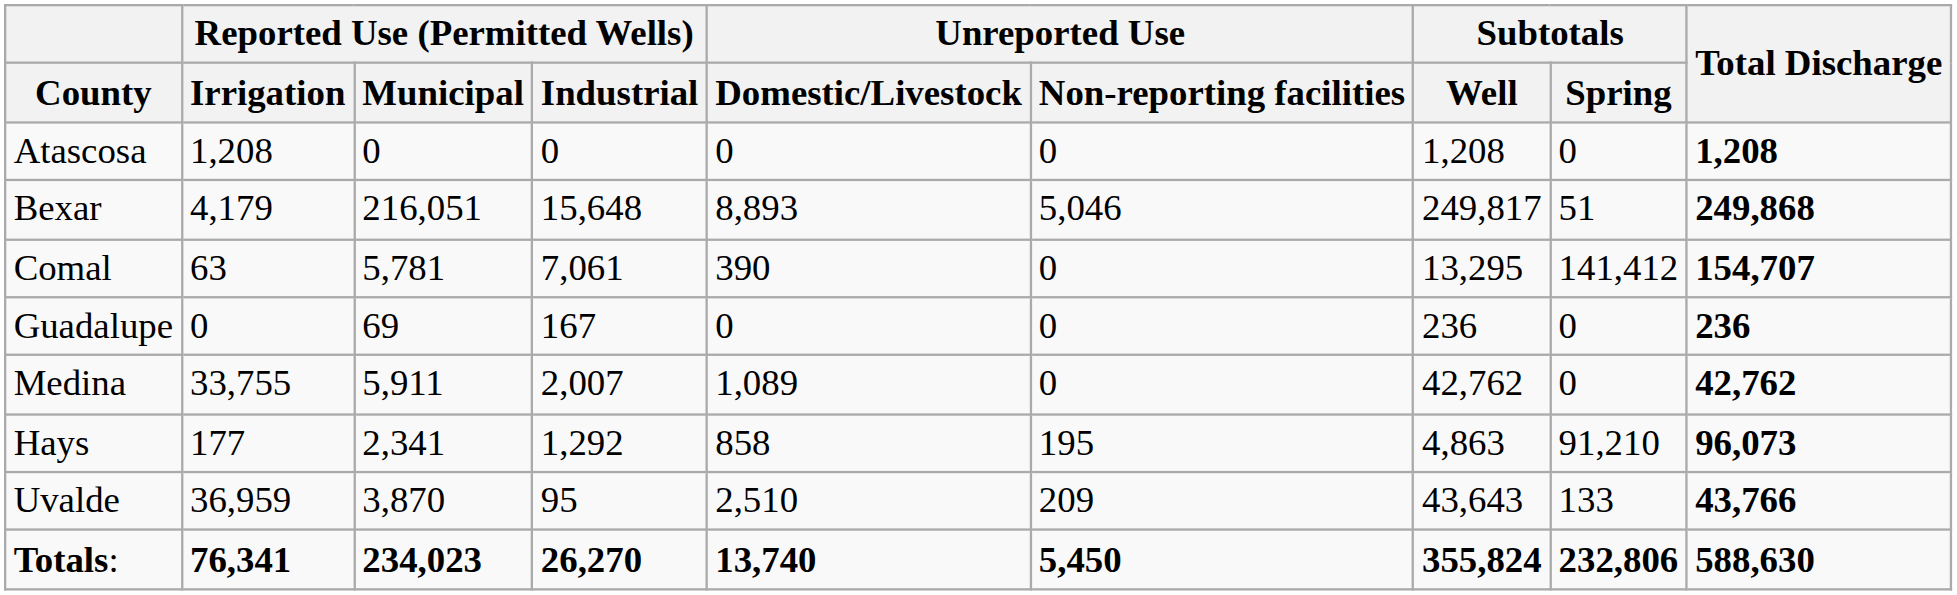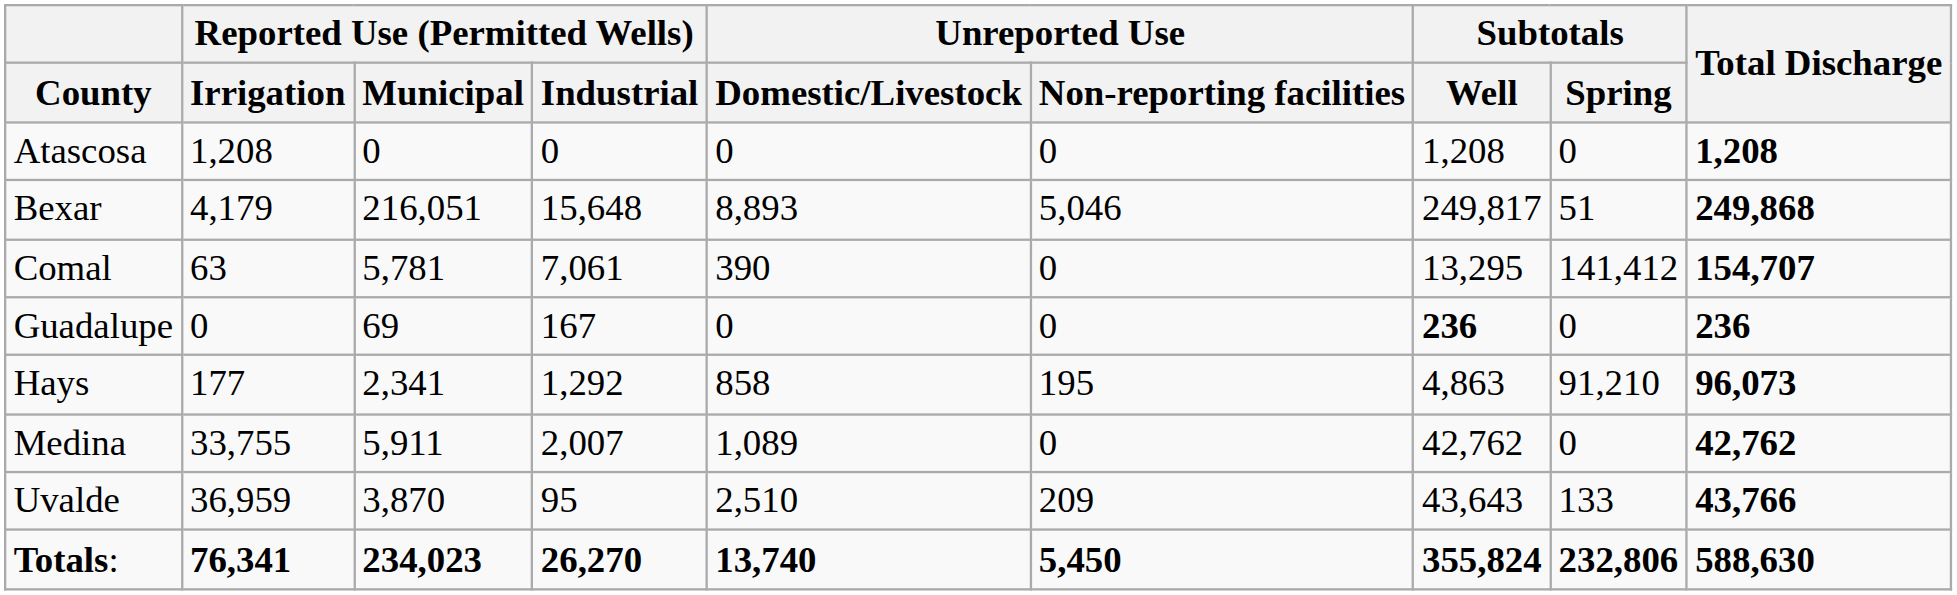(1450, 325) normal -> (1450, 325) bold
rows swapped: (51, 442) <-> (70, 383)
